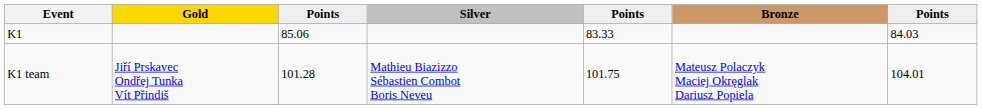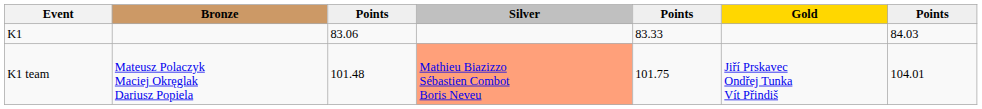columns swapped: (195, 14) <-> (780, 14)
(295, 33) 85.06 -> (344, 33) 83.06
(298, 74) 101.28 -> (347, 74) 101.48
(415, 81) no background -> (465, 81) lightsalmon background
